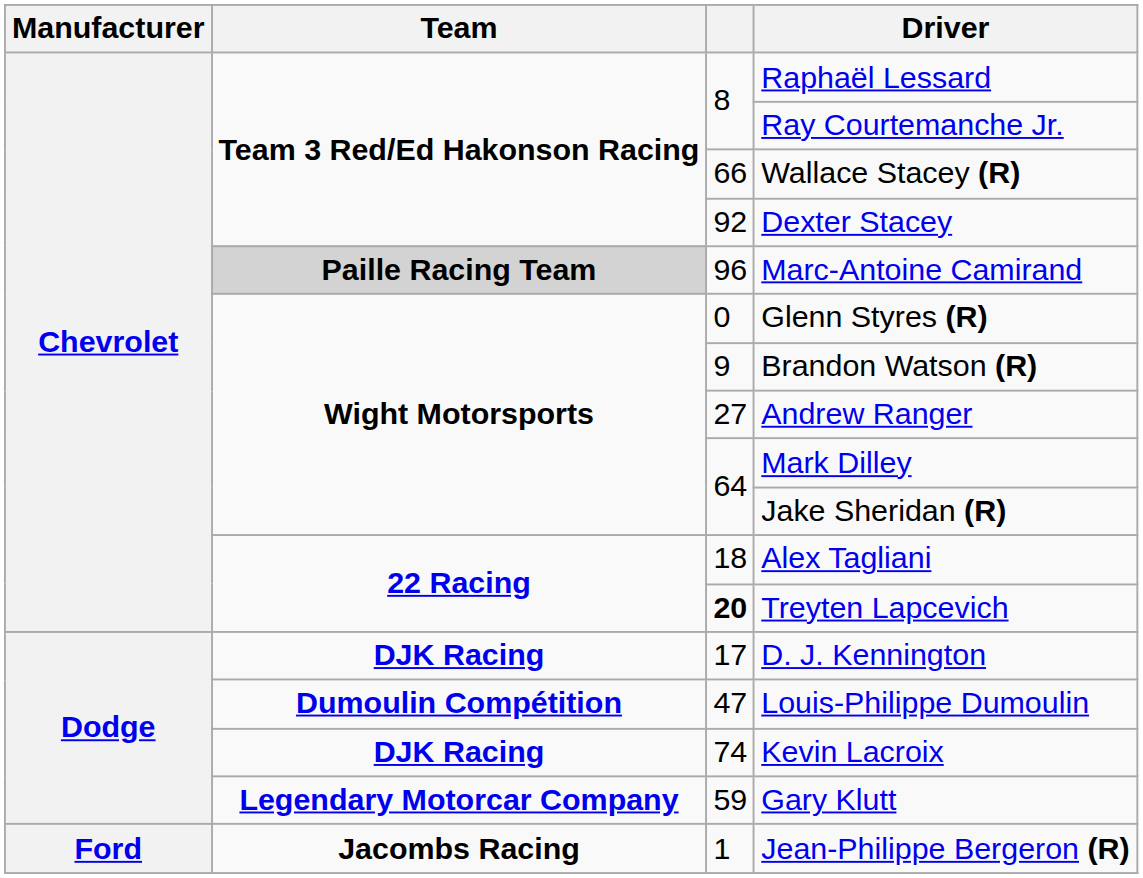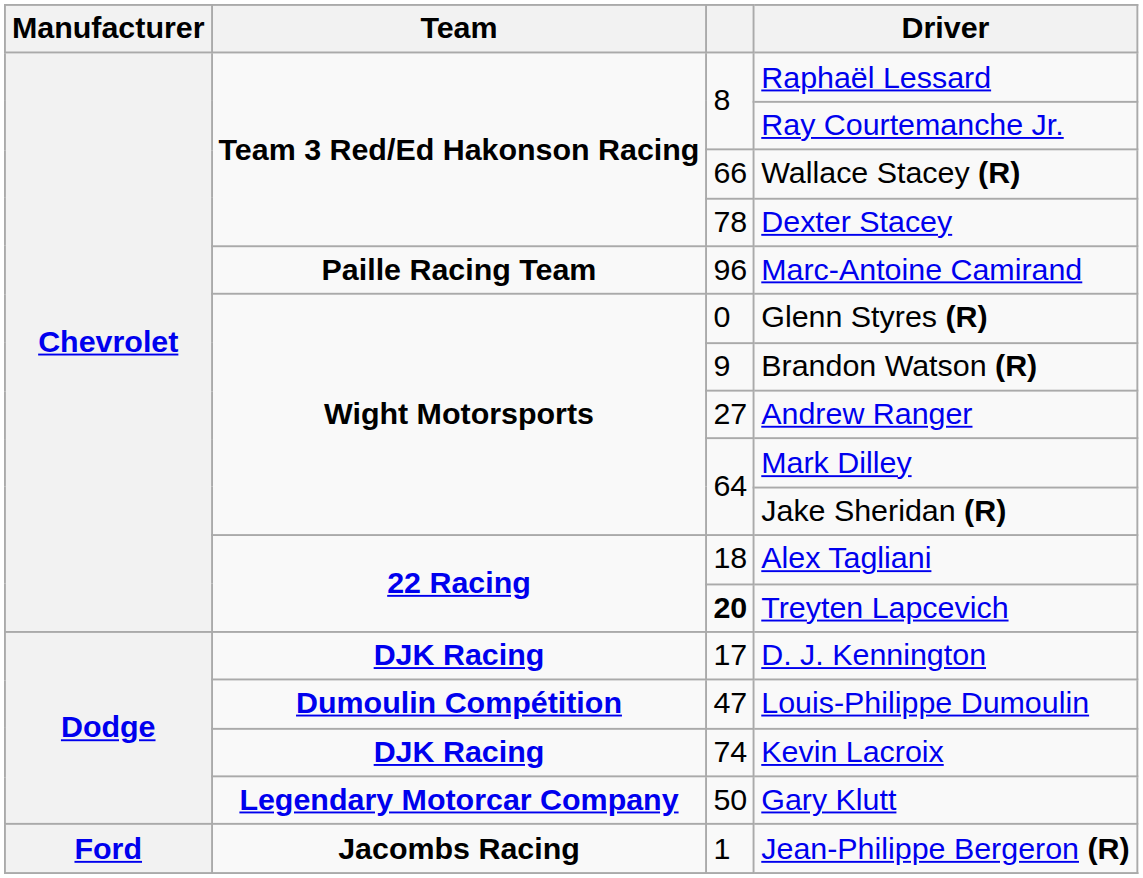(730, 221) 92 -> (730, 221) 78
(459, 269) lightgrey background -> (459, 269) no background
(730, 800) 59 -> (730, 800) 50
